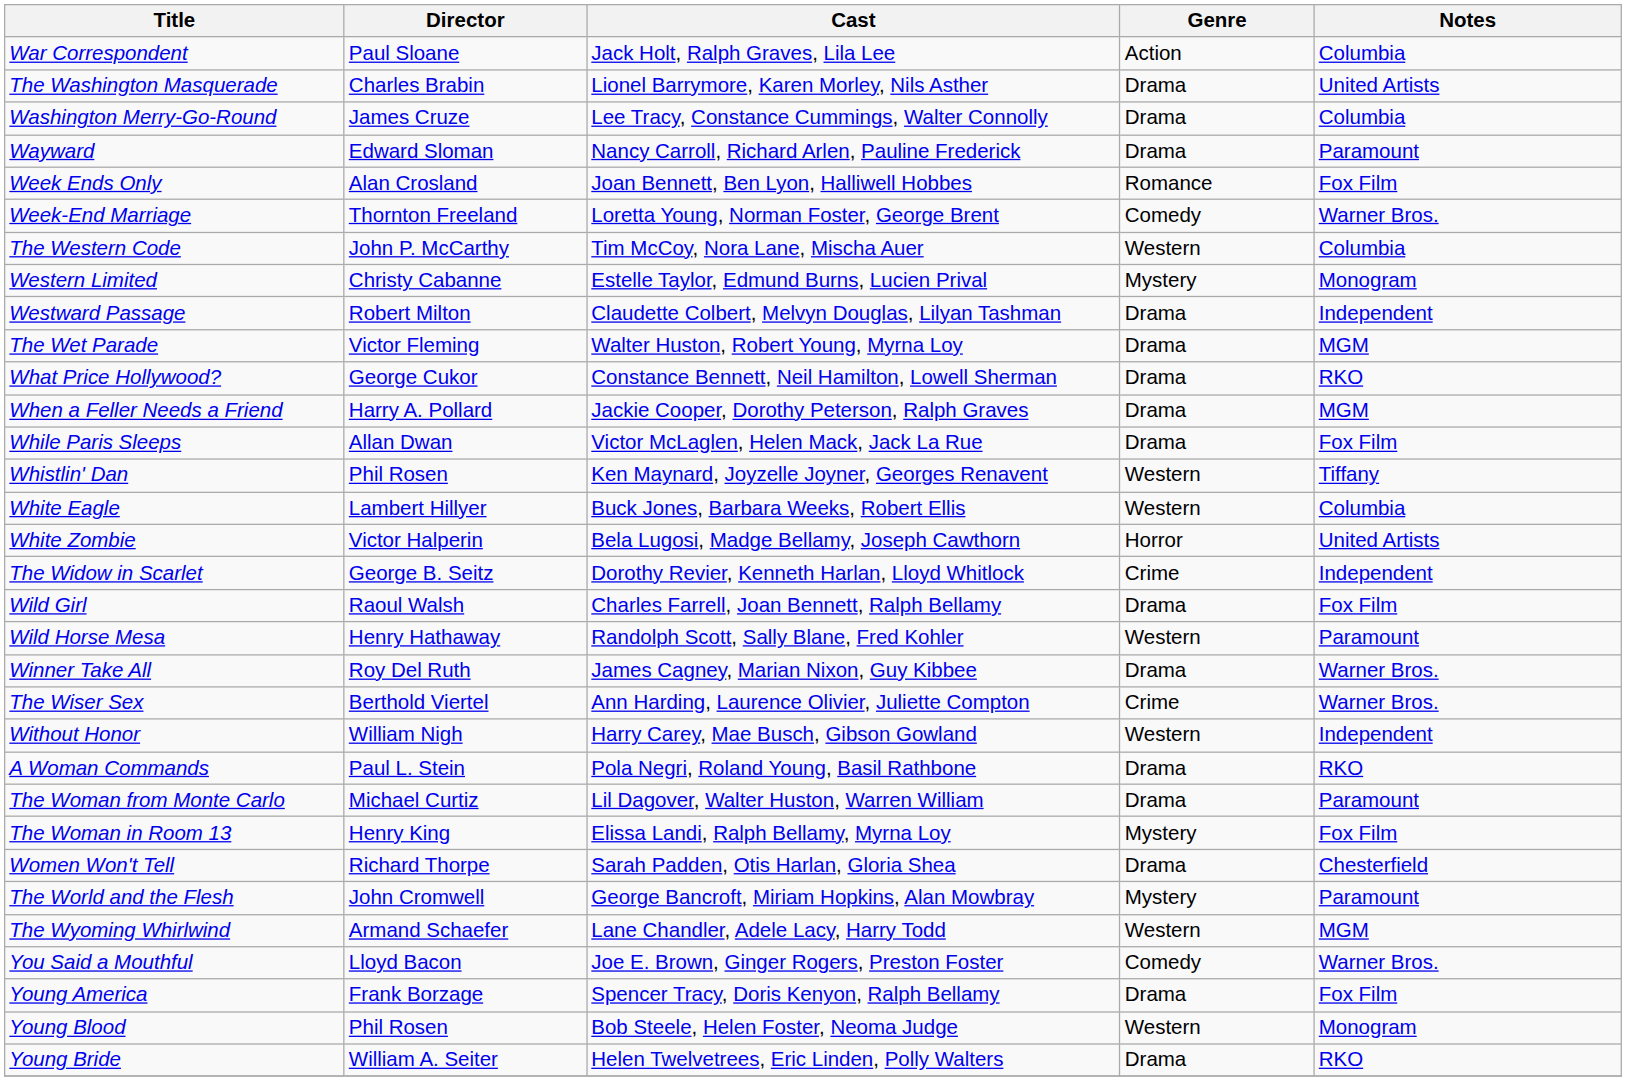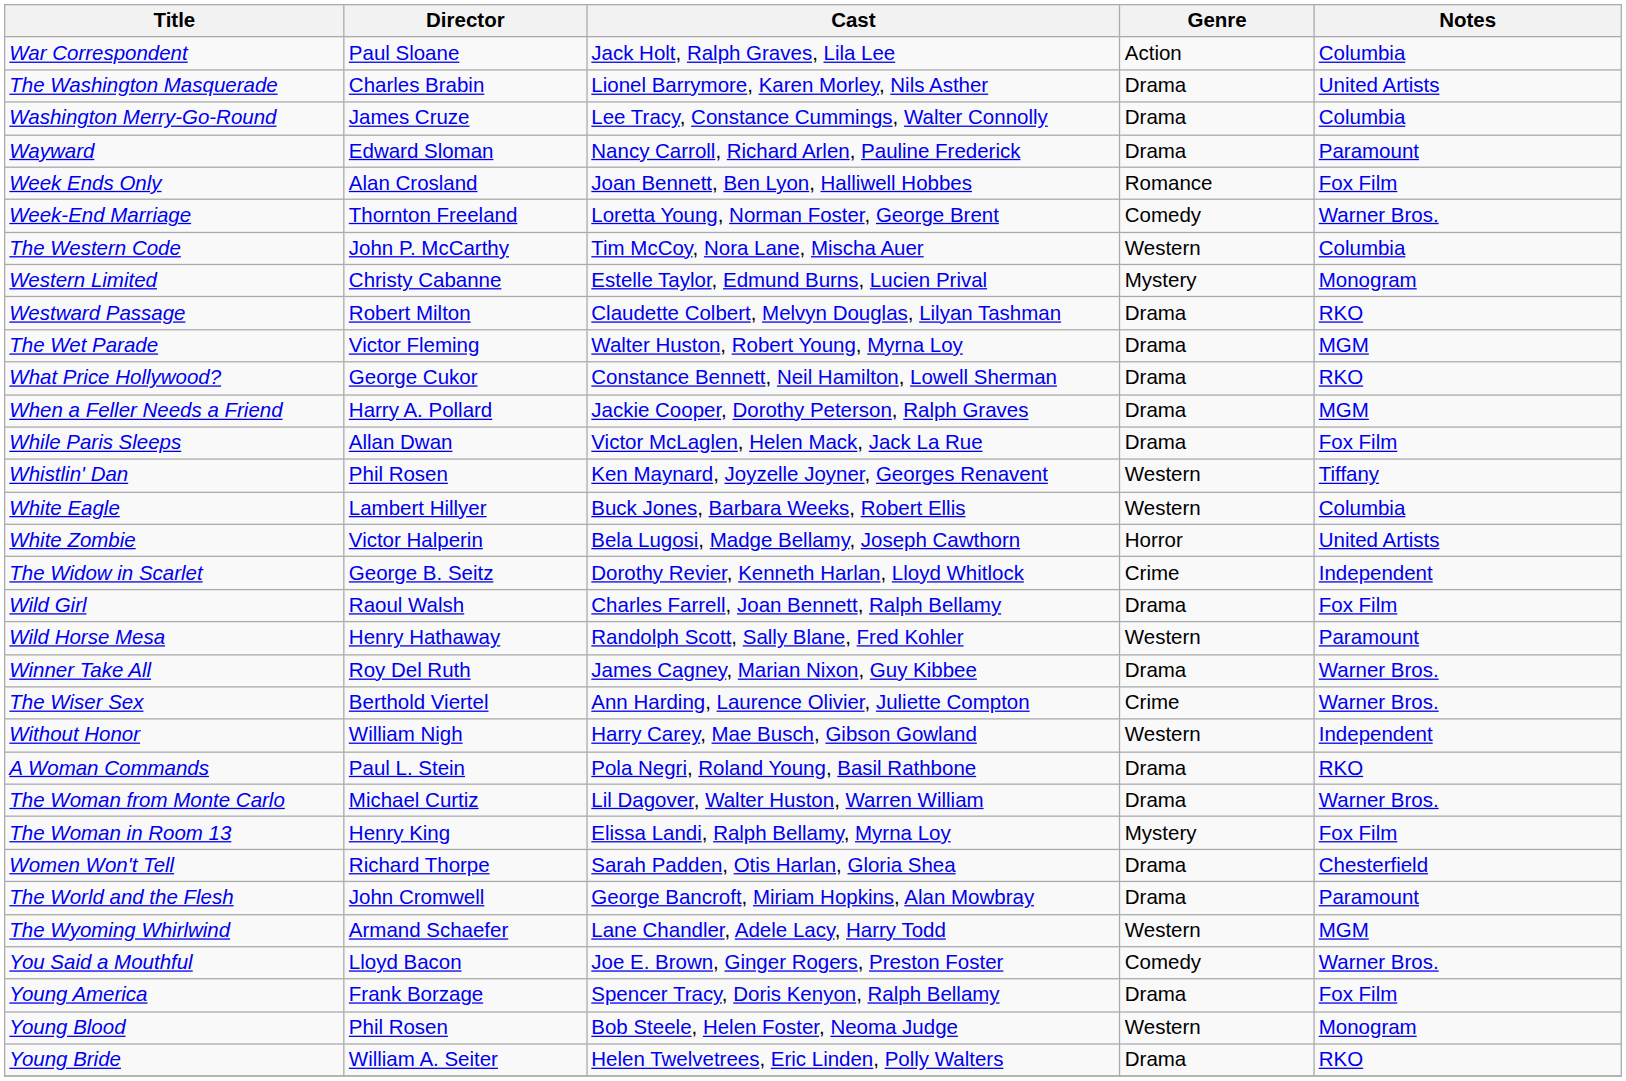(1376, 313) Independent -> (1341, 313) RKO
(1369, 800) Paramount -> (1379, 800) Warner Bros.
(1161, 897) Mystery -> (1156, 897) Drama
